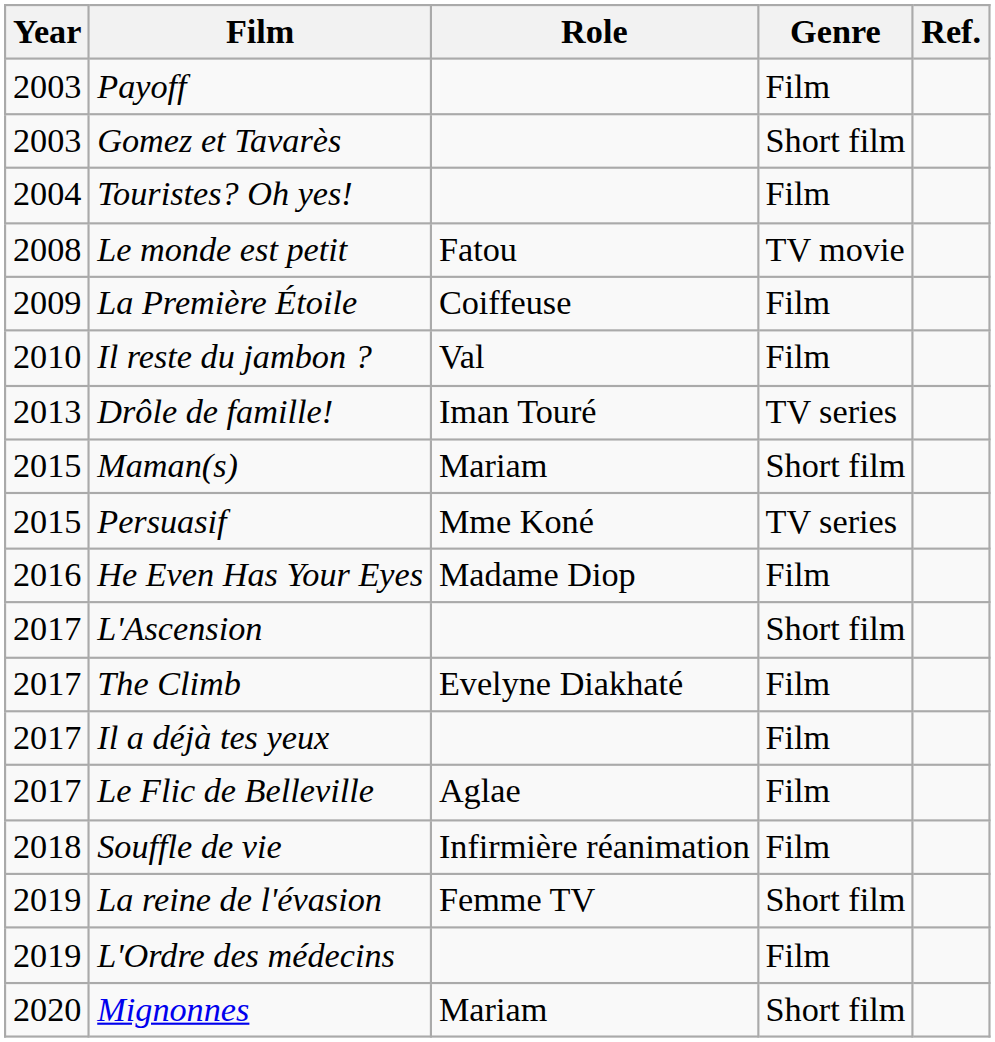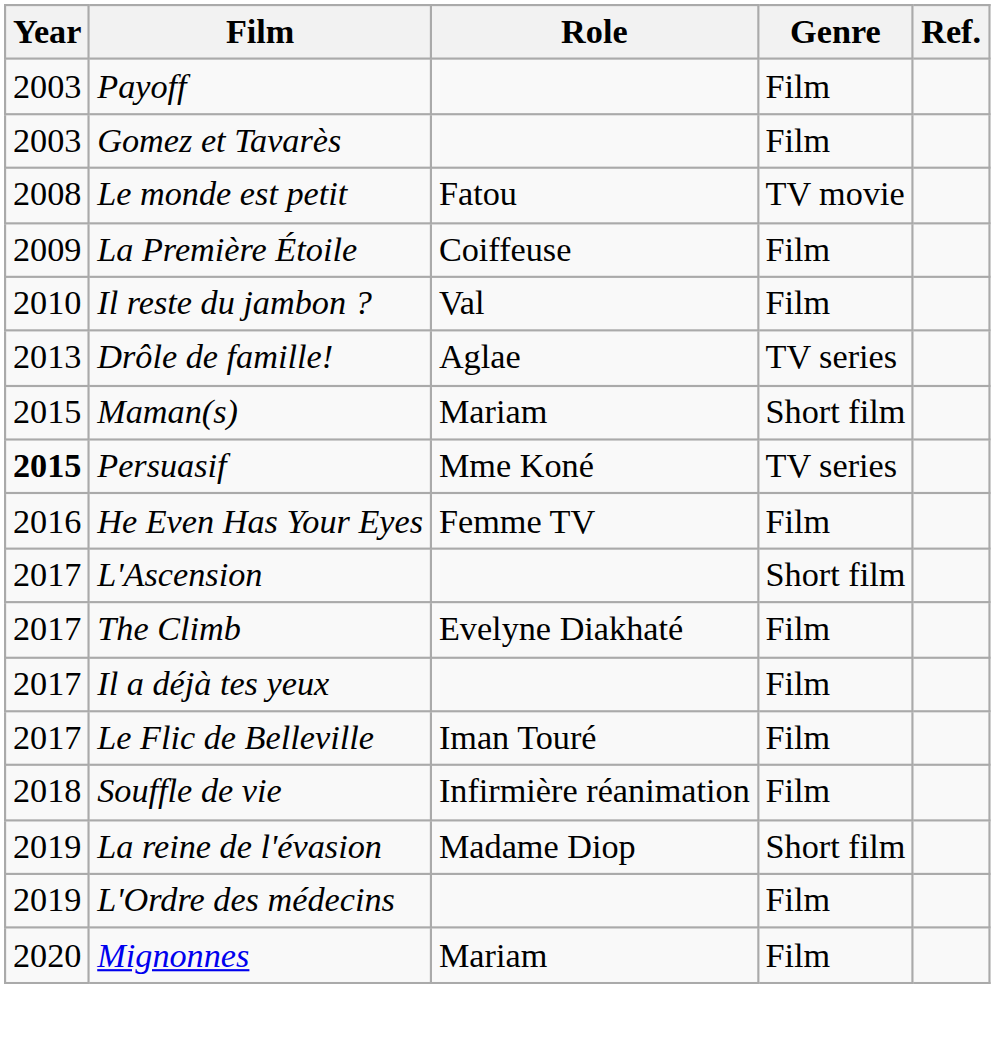(835, 140) Short film -> (798, 140) Film
- row: (225, 194)
(518, 411) Iman Touré -> (480, 357) Aglae
(47, 520) normal -> (47, 466) bold
(537, 574) Madame Diop -> (517, 520) Femme TV
(480, 791) Aglae -> (518, 737) Iman Touré
(517, 900) Femme TV -> (537, 846) Madame Diop
(835, 1009) Short film -> (798, 954) Film
